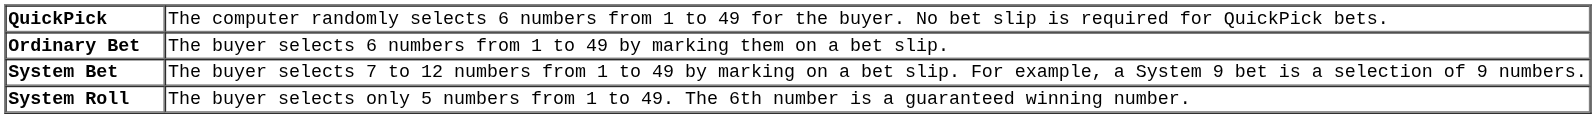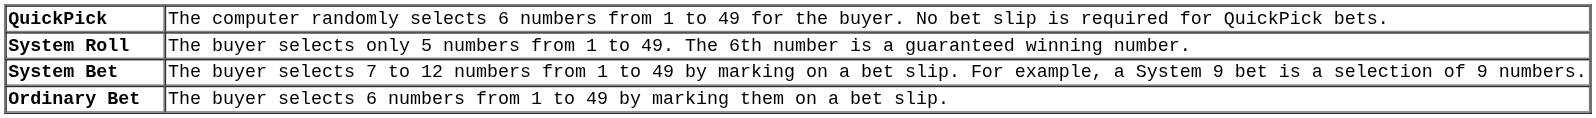rows swapped: (85, 46) <-> (80, 99)
